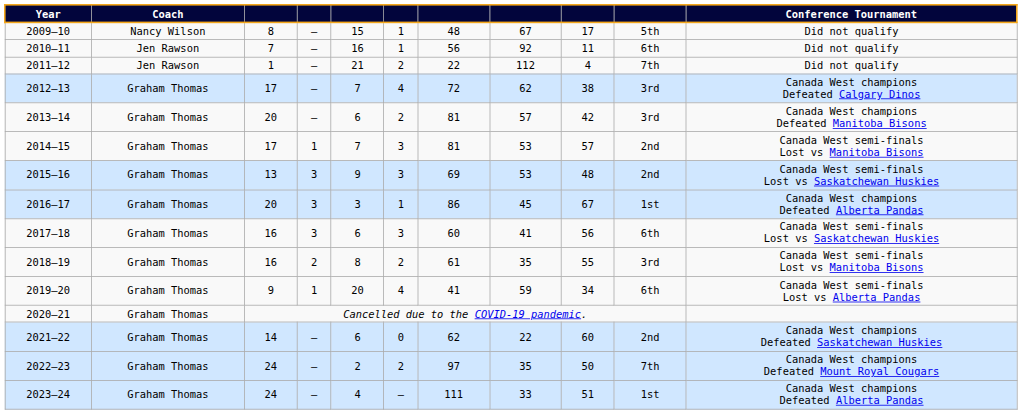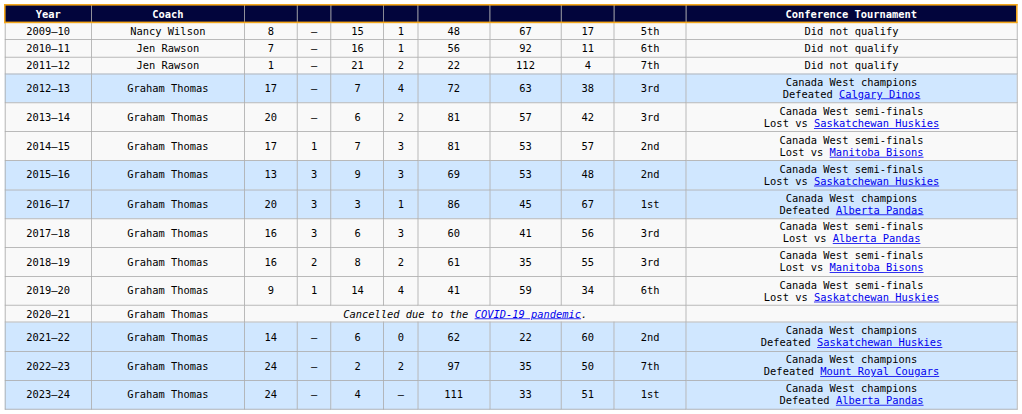(526, 88) 62 -> (526, 88) 63
(852, 117) Canada West champions Defeated Manitoba Bisons -> (852, 117) Canada West semi-finals Lost vs Saskatchewan Huskies
(650, 233) 6th -> (650, 233) 3rd
(852, 233) Canada West semi-finals Lost vs Saskatchewan Huskies -> (852, 233) Canada West semi-finals Lost vs Alberta Pandas
(358, 291) 20 -> (358, 291) 14
(852, 291) Canada West semi-finals Lost vs Alberta Pandas -> (852, 291) Canada West semi-finals Lost vs Saskatchewan Huskies
